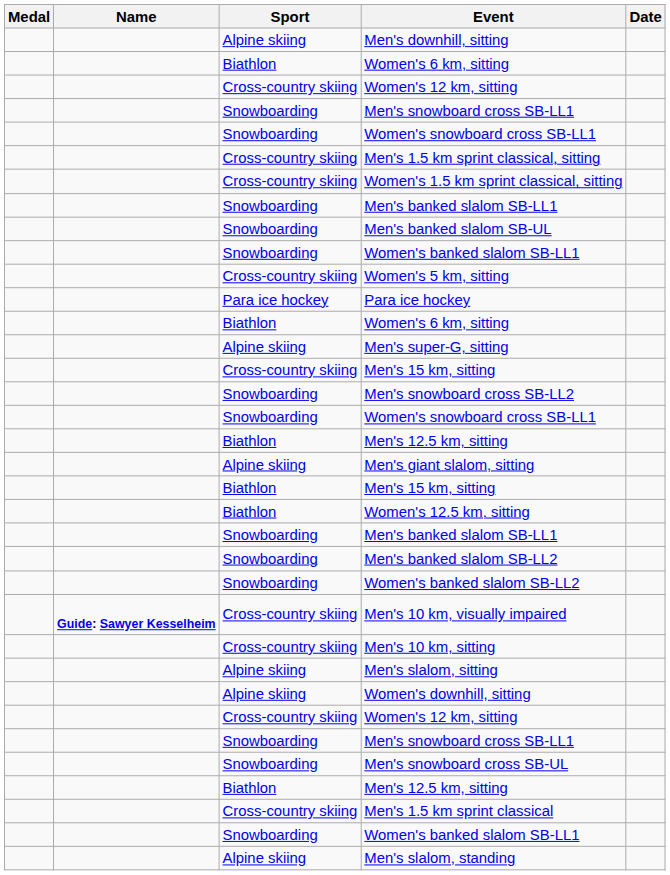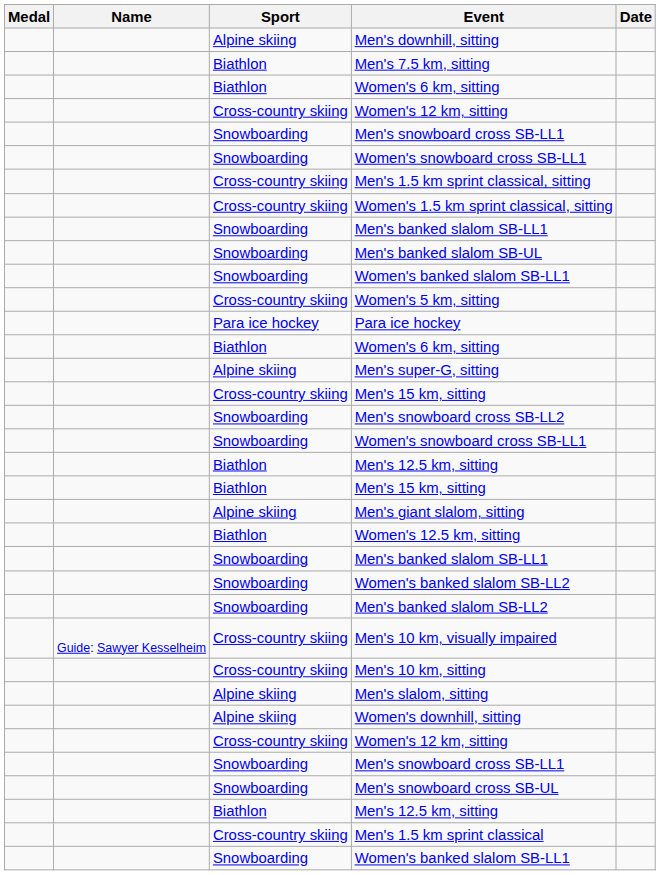+ row: (240, 64)
rows swapped: (264, 465) <-> (249, 488)
rows swapped: (270, 559) <-> (270, 582)
(136, 623) bold -> (132, 648) normal
- row: (264, 858)
